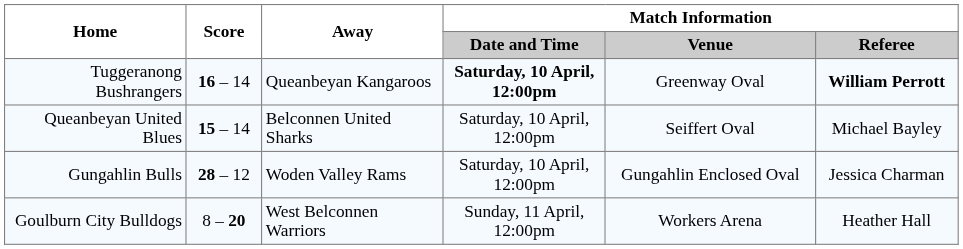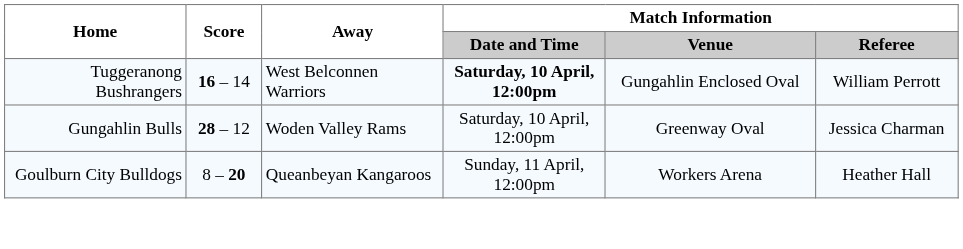(349, 81) Queanbeyan Kangaroos -> (322, 81) West Belconnen Warriors
(710, 81) Greenway Oval -> (710, 81) Gungahlin Enclosed Oval
(887, 81) bold -> (887, 81) normal
- row: (113, 128)
(710, 174) Gungahlin Enclosed Oval -> (710, 128) Greenway Oval
(322, 221) West Belconnen Warriors -> (349, 174) Queanbeyan Kangaroos
